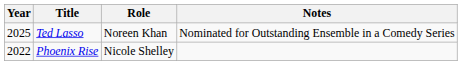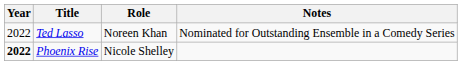(19, 32) 2025 -> (19, 32) 2022
(19, 51) normal -> (19, 51) bold
